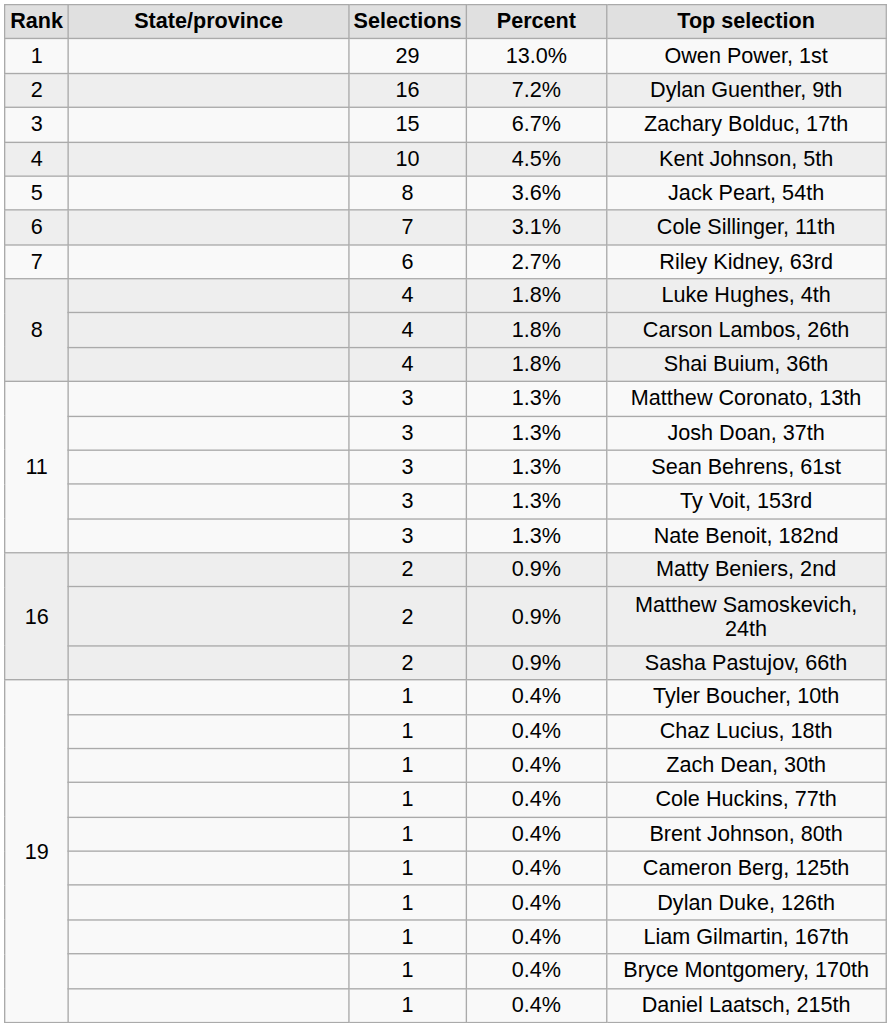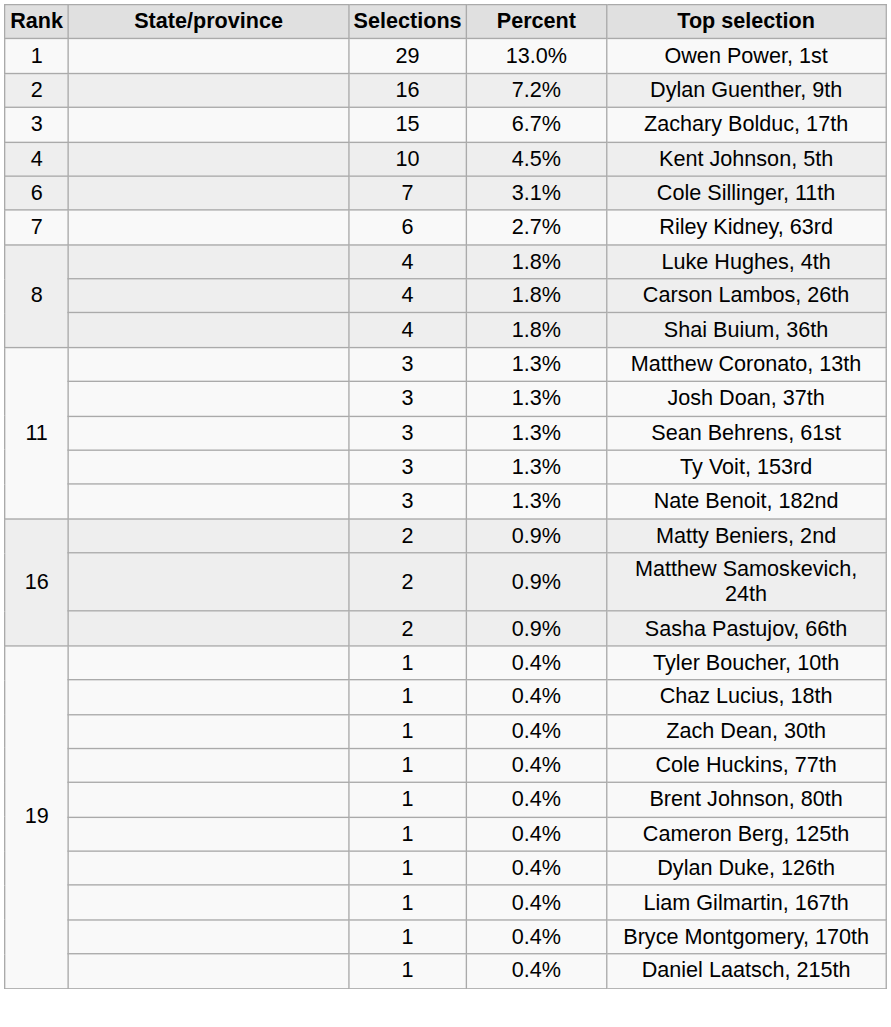- row: (37, 192)
